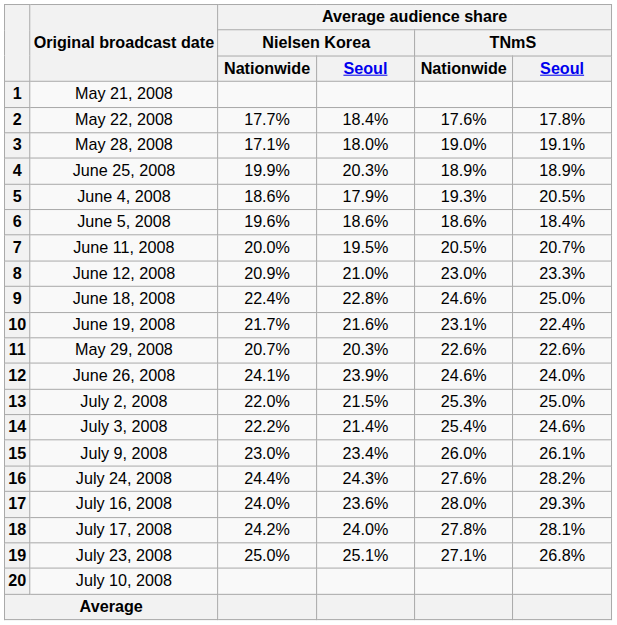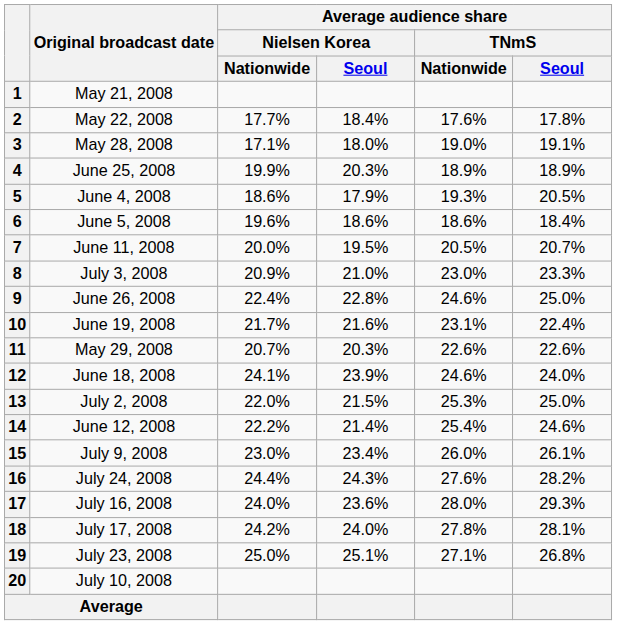(124, 273) June 12, 2008 -> (124, 273) July 3, 2008
(124, 299) June 18, 2008 -> (124, 299) June 26, 2008
(124, 376) June 26, 2008 -> (124, 376) June 18, 2008
(124, 427) July 3, 2008 -> (124, 427) June 12, 2008
